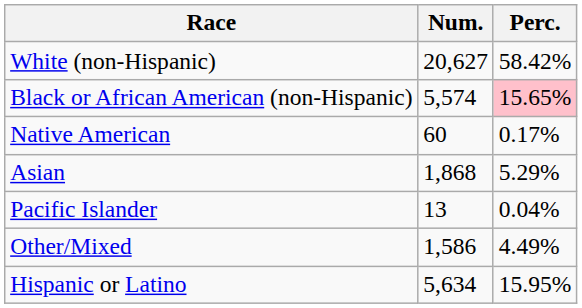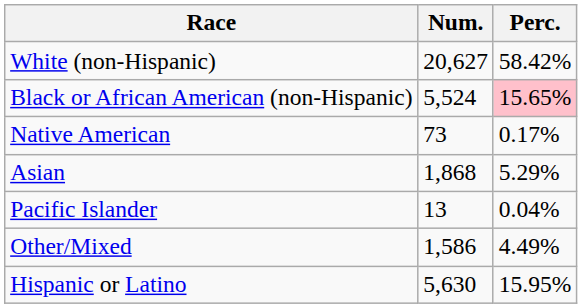(450, 97) 5,574 -> (450, 97) 5,524
(435, 135) 60 -> (435, 135) 73
(450, 284) 5,634 -> (450, 284) 5,630
